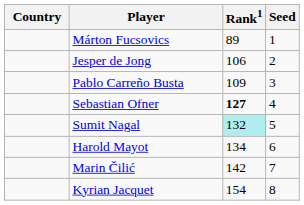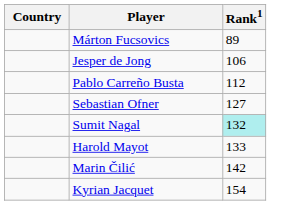- column: (282, 16)
(236, 82) 109 -> (236, 82) 112
(236, 104) bold -> (236, 104) normal
(236, 146) 134 -> (236, 146) 133
